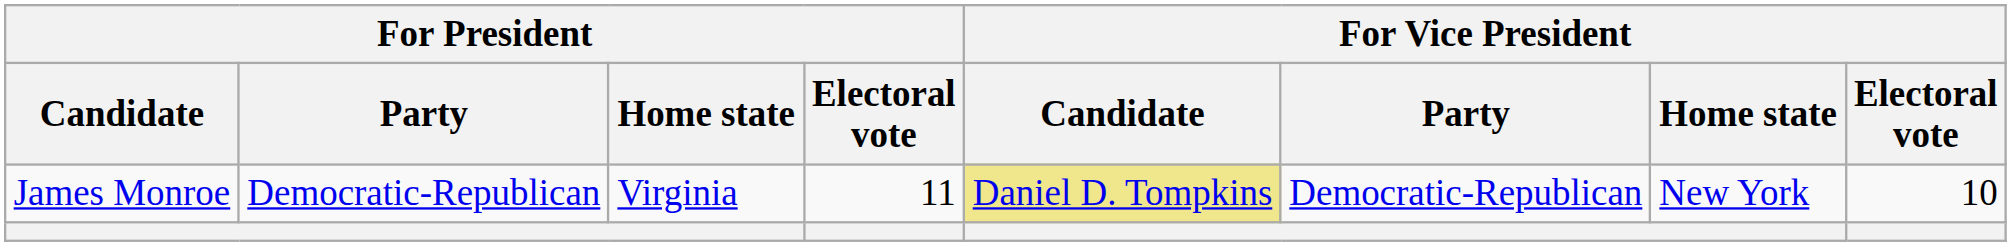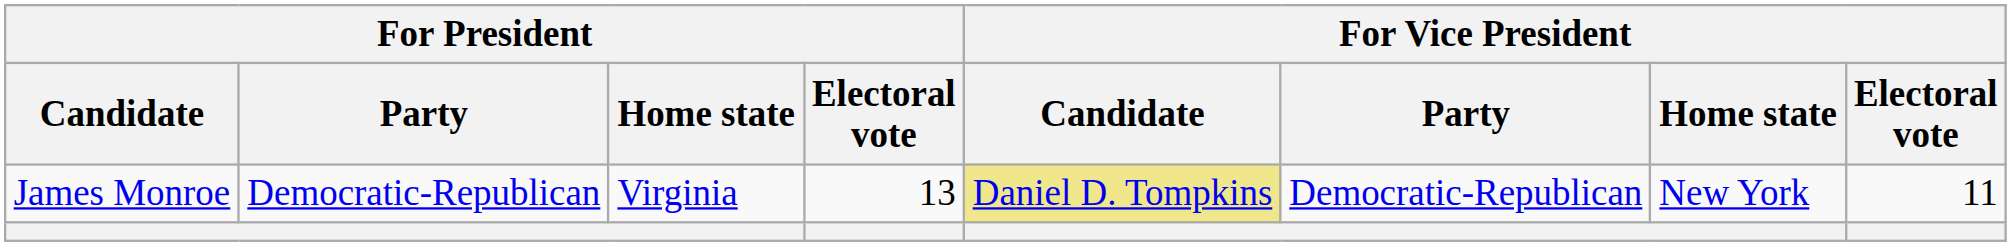(938, 192) 11 -> (937, 192) 13
(1979, 192) 10 -> (1980, 192) 11
